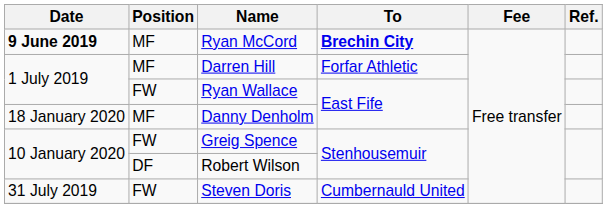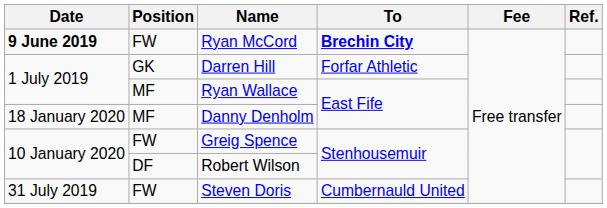(143, 41) MF -> (144, 41) FW
(143, 66) MF -> (143, 66) GK
(144, 91) FW -> (143, 91) MF
